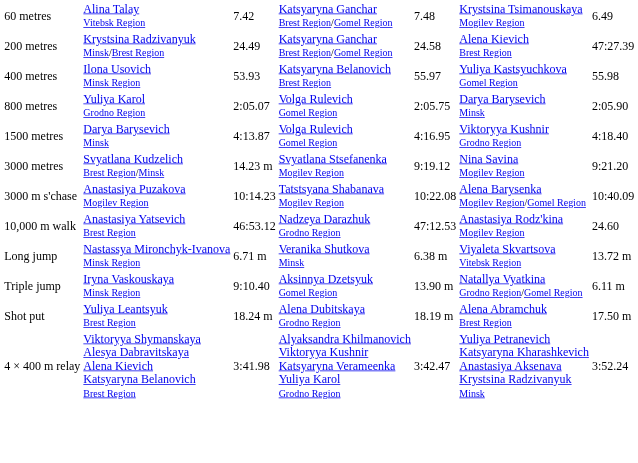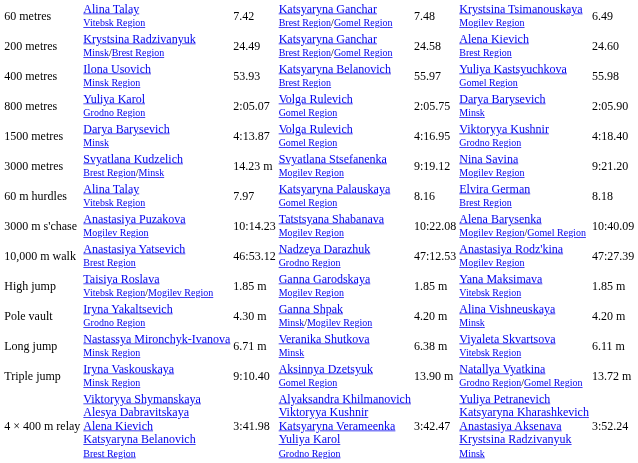(613, 45) 47:27.39 -> (605, 45) 24.60
+ row: (36, 195)
(605, 225) 24.60 -> (613, 255) 47:27.39
+ row: (30, 285)
+ row: (28, 315)
(612, 255) 13.72 m -> (608, 345) 6.11 m
(608, 285) 6.11 m -> (612, 375) 13.72 m
- row: (24, 315)
